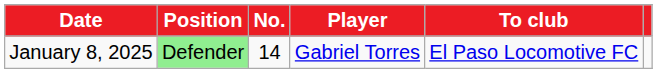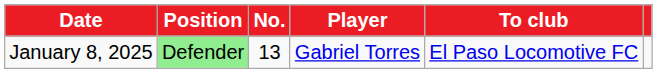(269, 52) 14 -> (269, 52) 13
